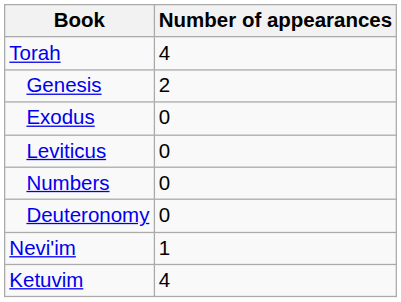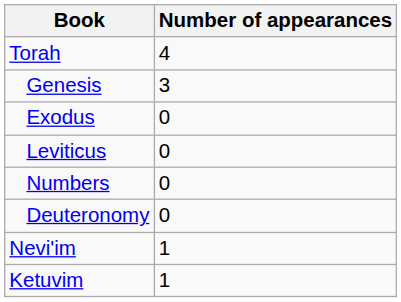(165, 85) 2 -> (165, 85) 3
(165, 280) 4 -> (165, 280) 1
